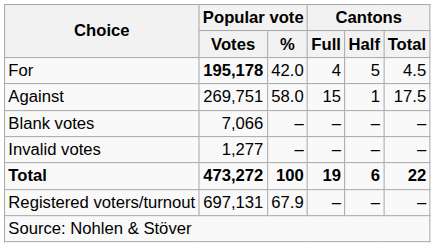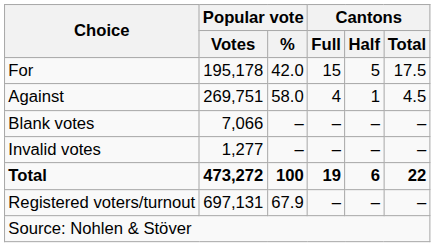(233, 70) bold -> (233, 70) normal
(336, 70) 4 -> (332, 70) 15
(415, 70) 4.5 -> (410, 70) 17.5
(332, 96) 15 -> (336, 96) 4
(410, 96) 17.5 -> (415, 96) 4.5
